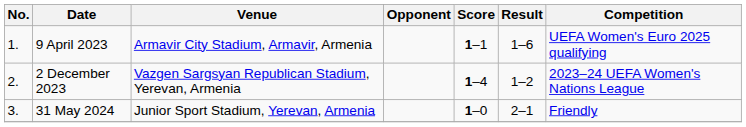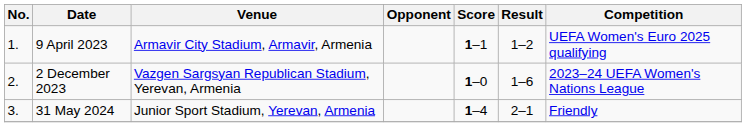(522, 44) 1–6 -> (522, 44) 1–2
(476, 81) 1–4 -> (476, 81) 1–0
(522, 81) 1–2 -> (522, 81) 1–6
(476, 110) 1–0 -> (476, 110) 1–4
